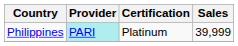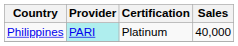(213, 32) 39,999 -> (213, 32) 40,000
